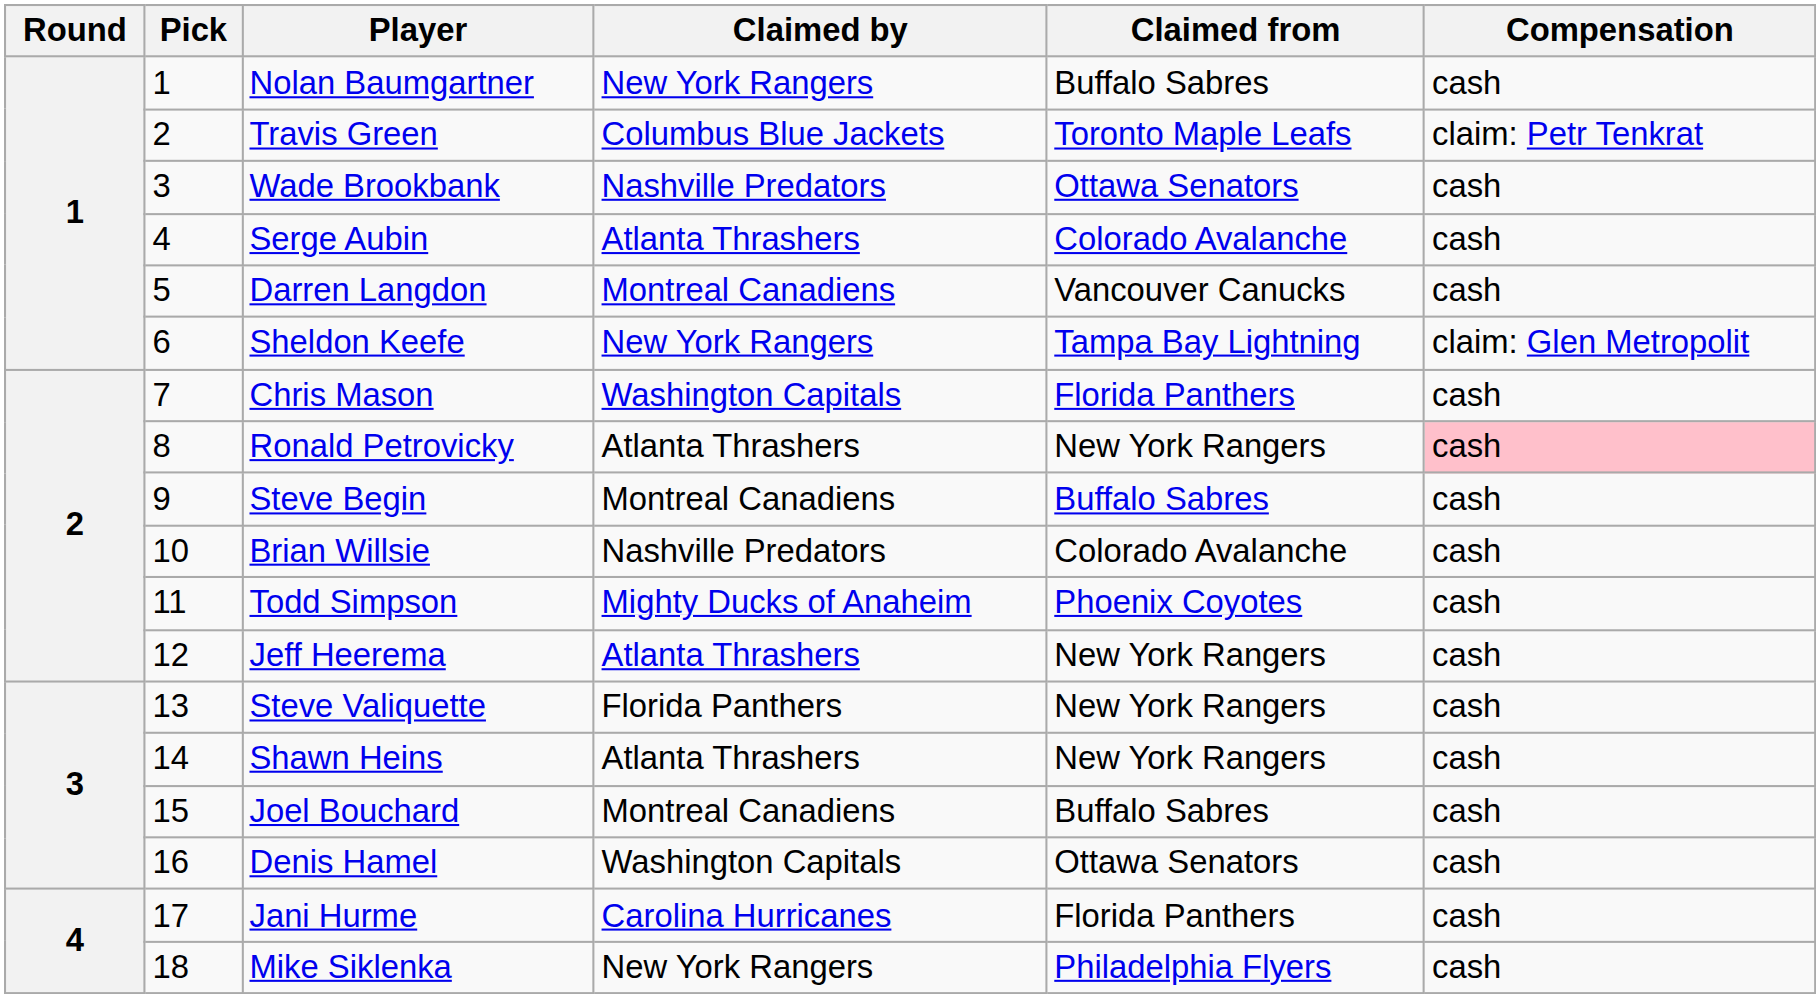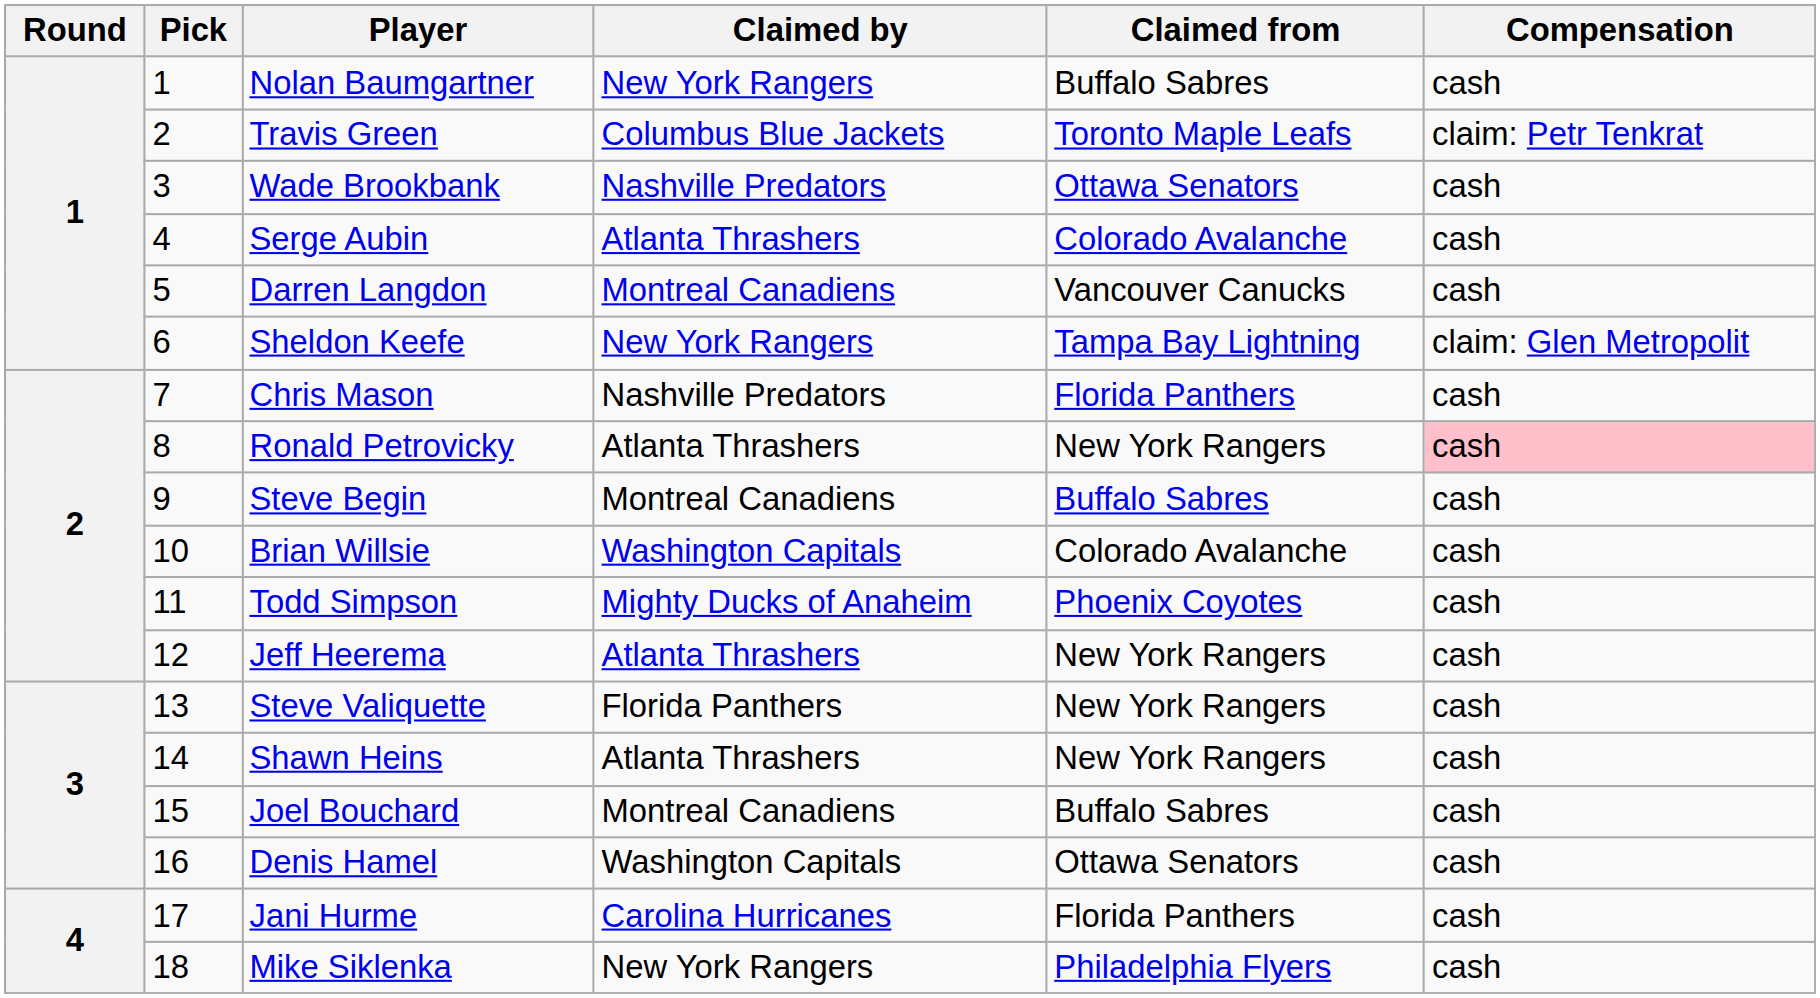(751, 394) Washington Capitals -> (744, 394) Nashville Predators
(744, 550) Nashville Predators -> (751, 550) Washington Capitals
